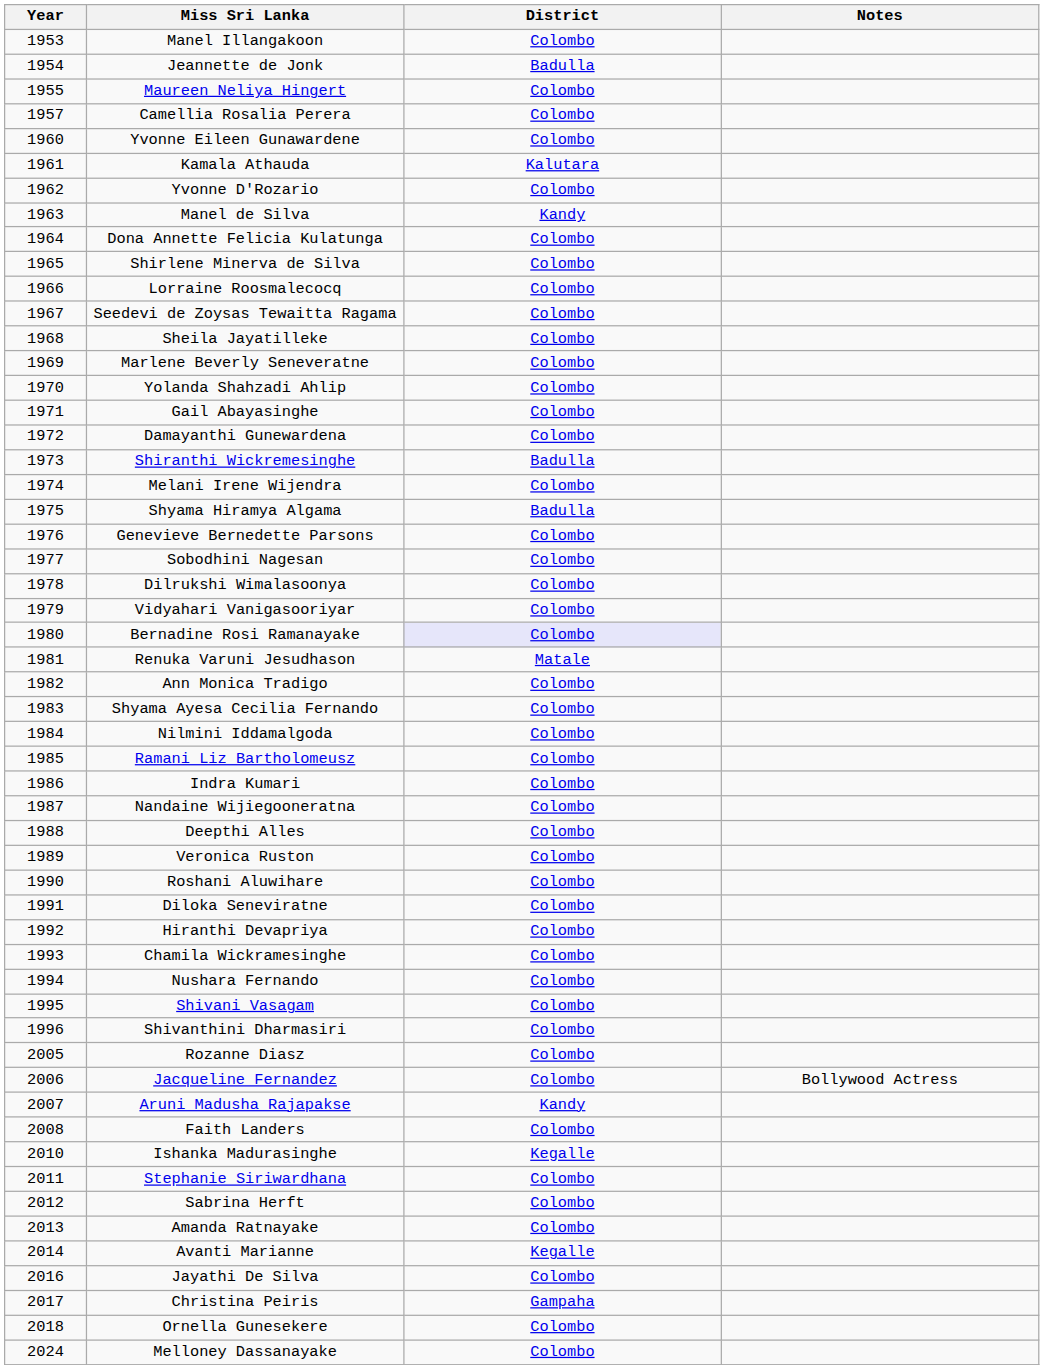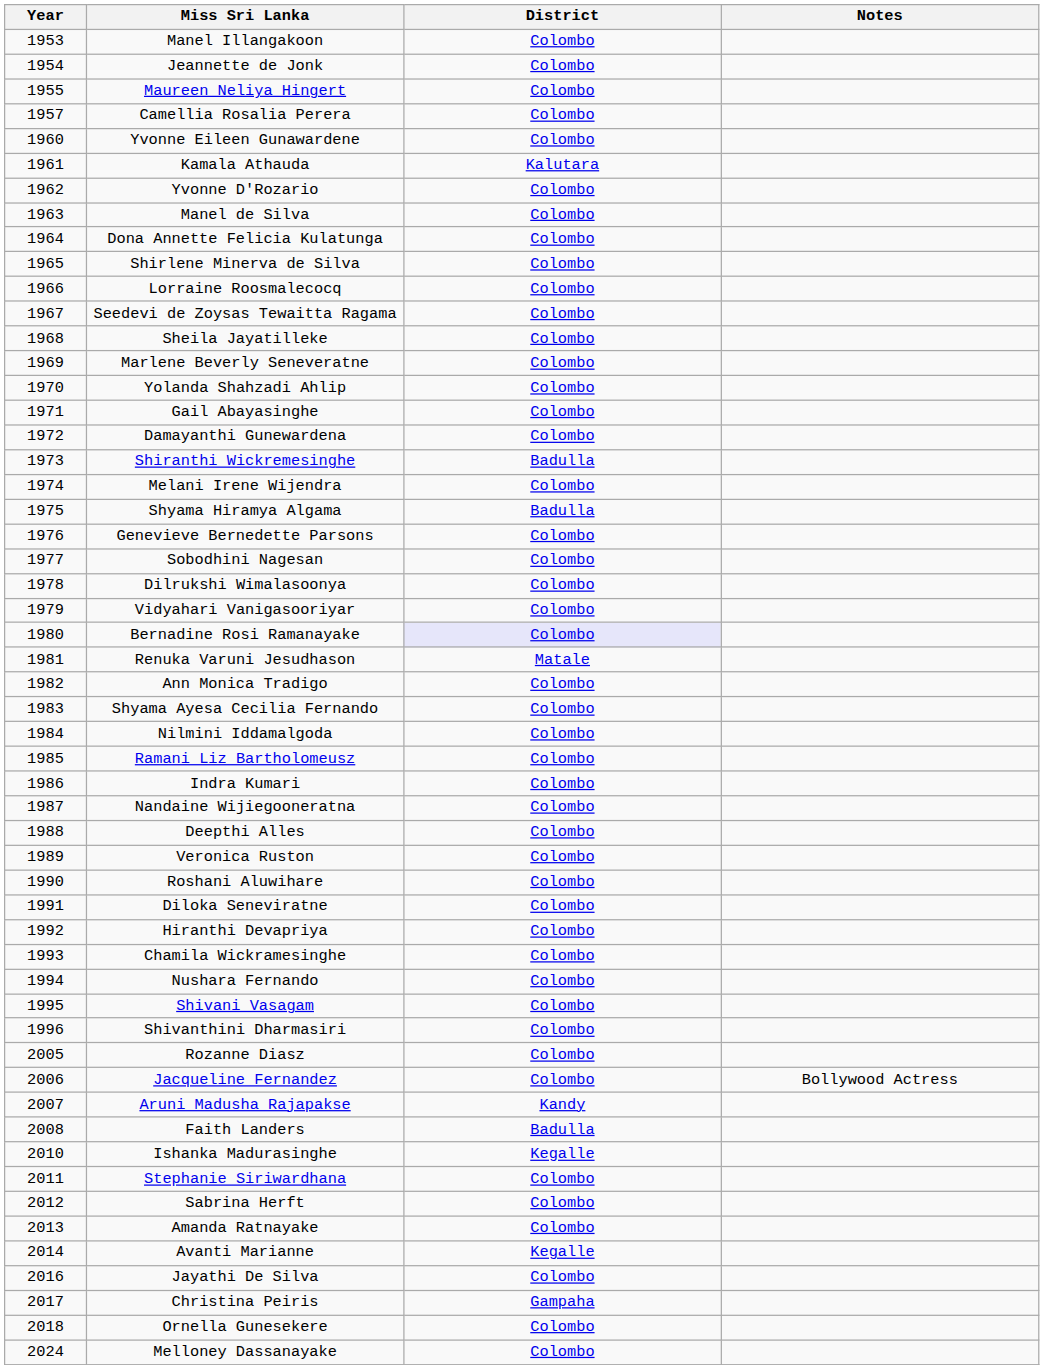(562, 67) Badulla -> (562, 67) Colombo
(562, 215) Kandy -> (562, 215) Colombo
(562, 1130) Colombo -> (562, 1130) Badulla
